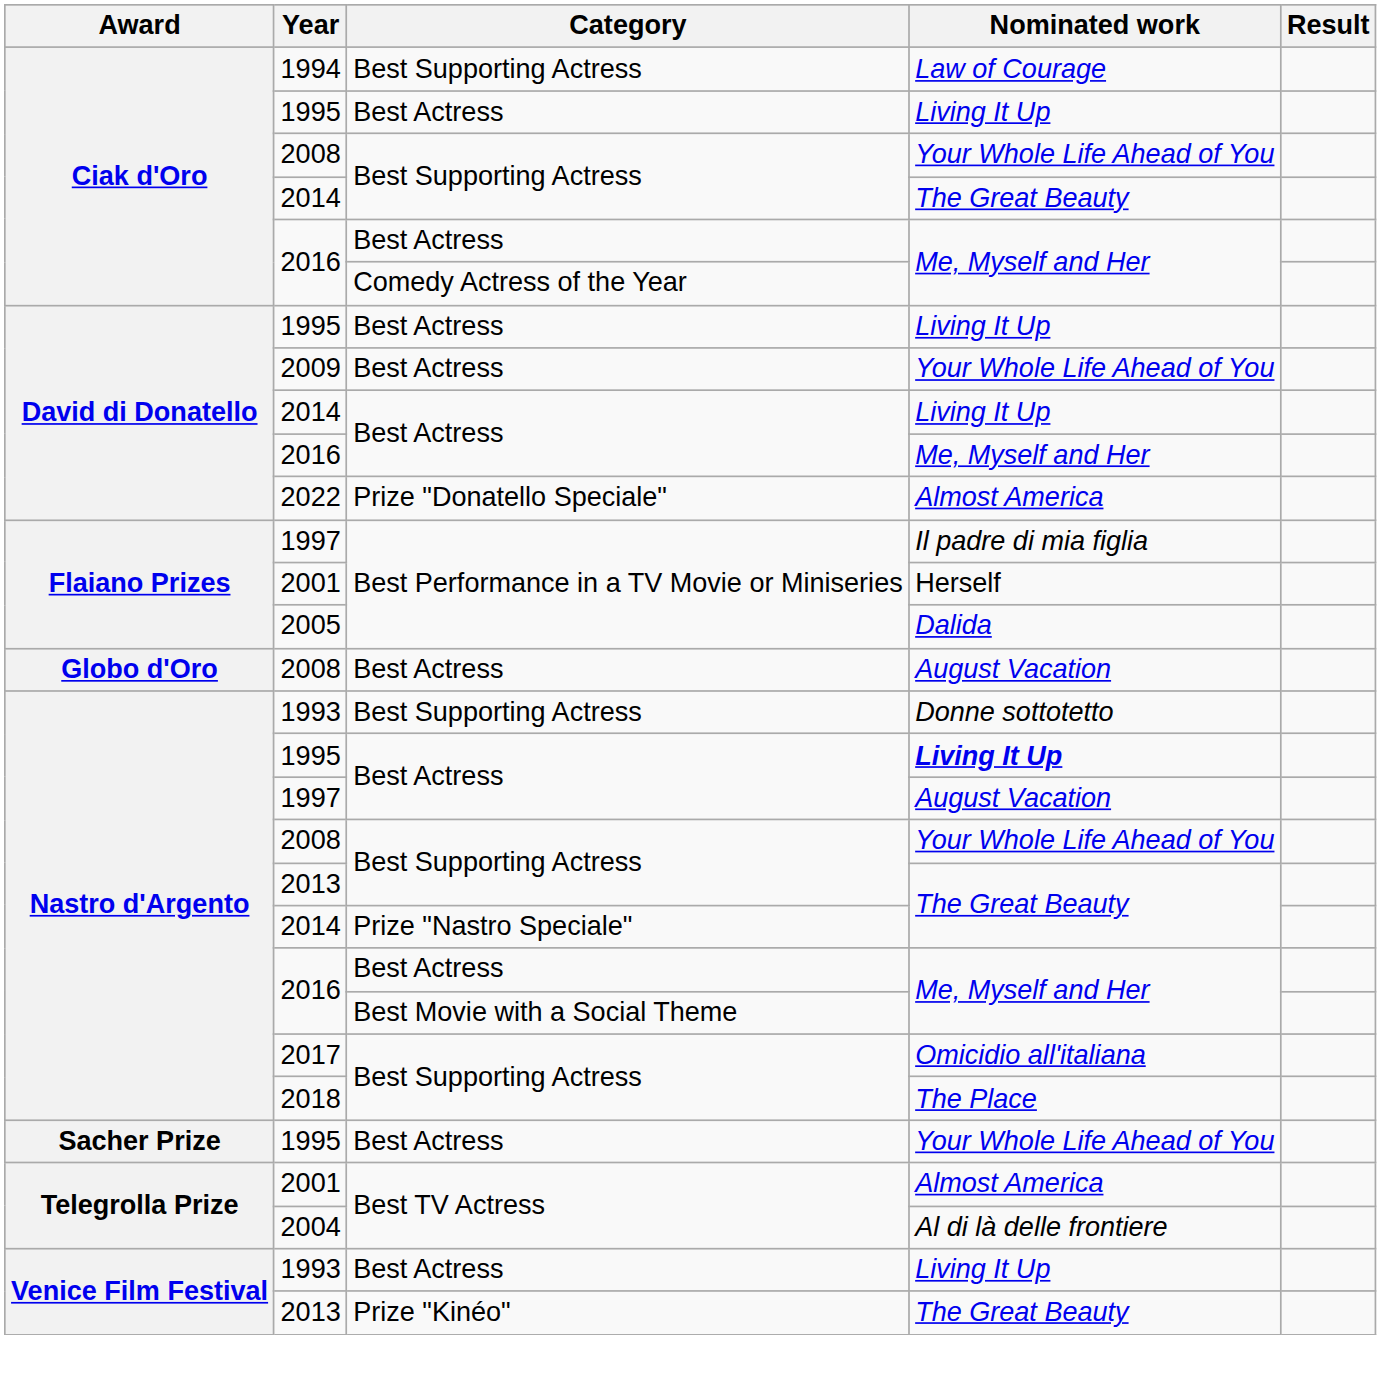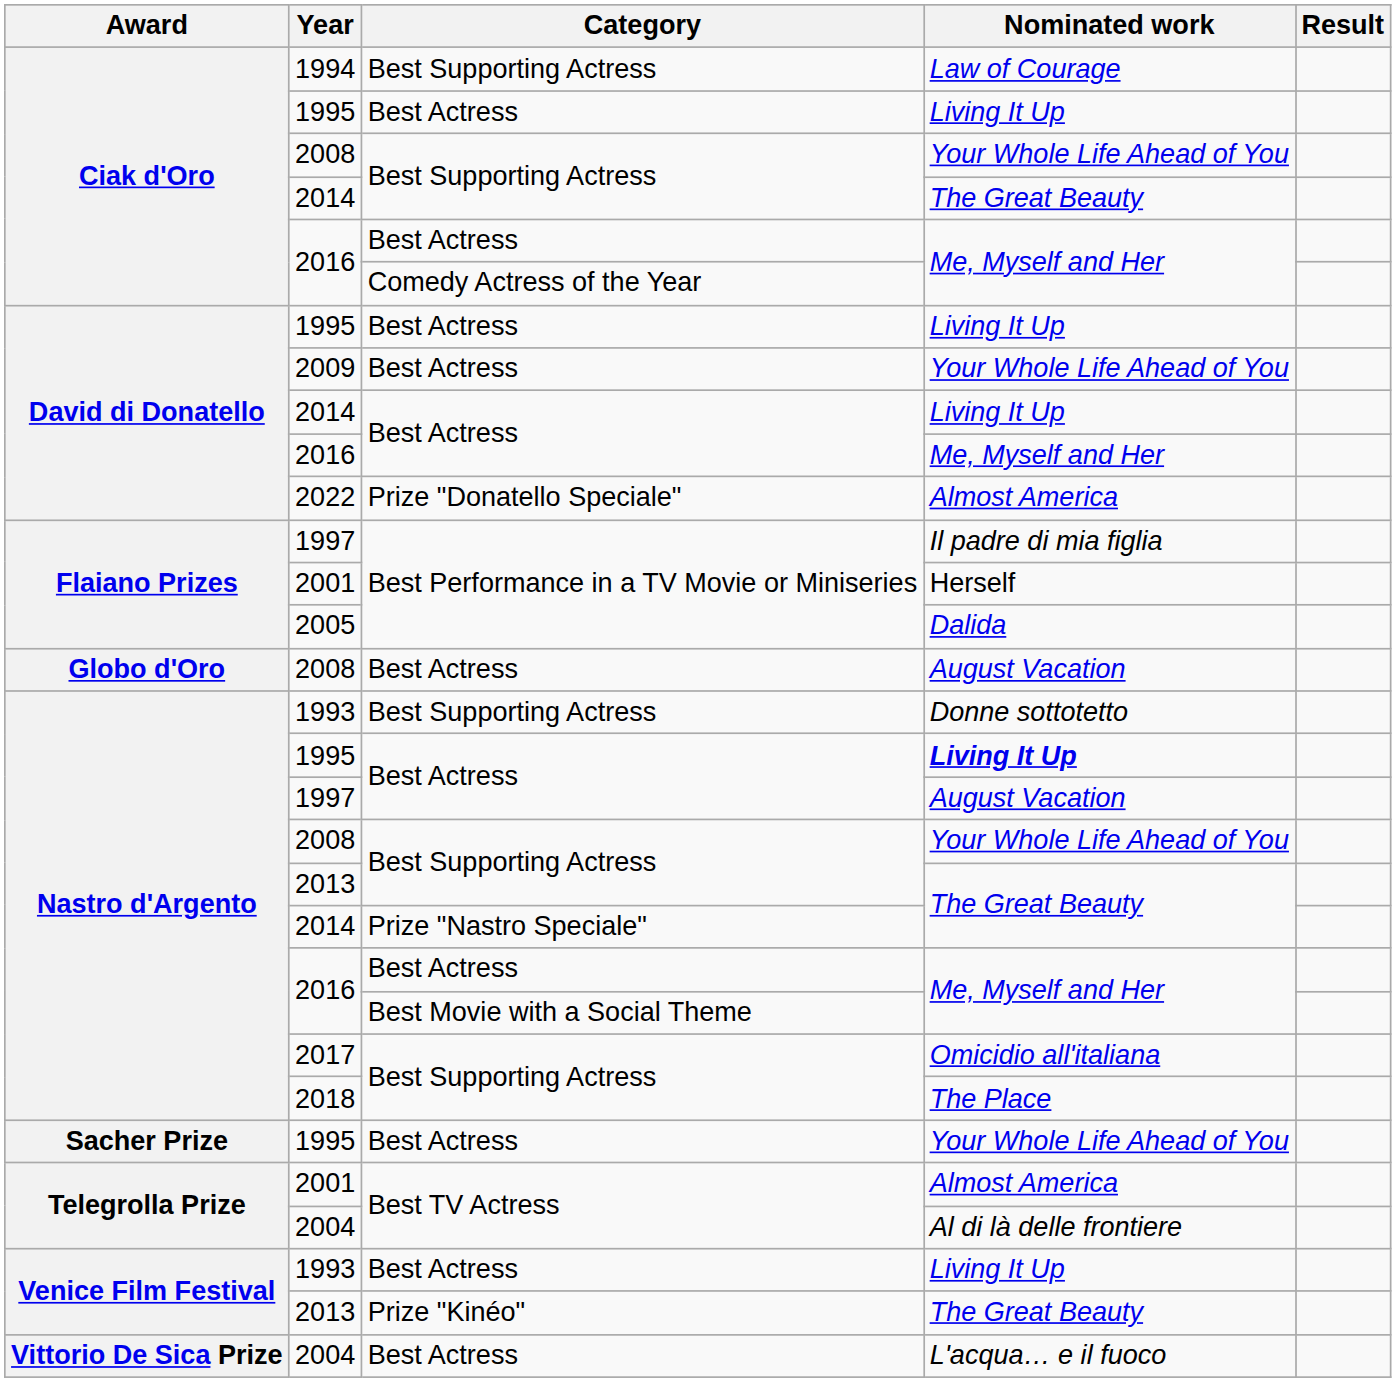+ row: (147, 1355)
